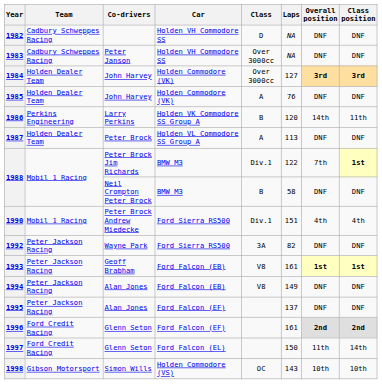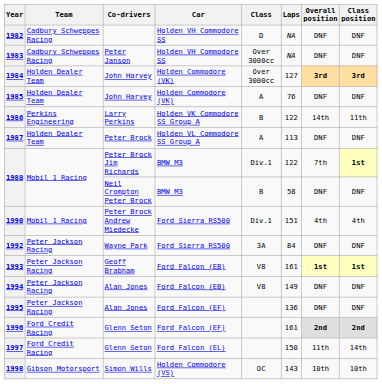(291, 117) 120 -> (291, 117) 122
(291, 245) 82 -> (291, 245) 84
(291, 307) 137 -> (291, 307) 136
